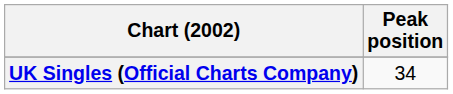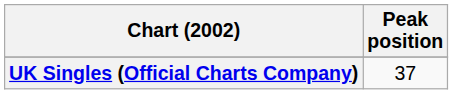(405, 72) 34 -> (405, 72) 37
